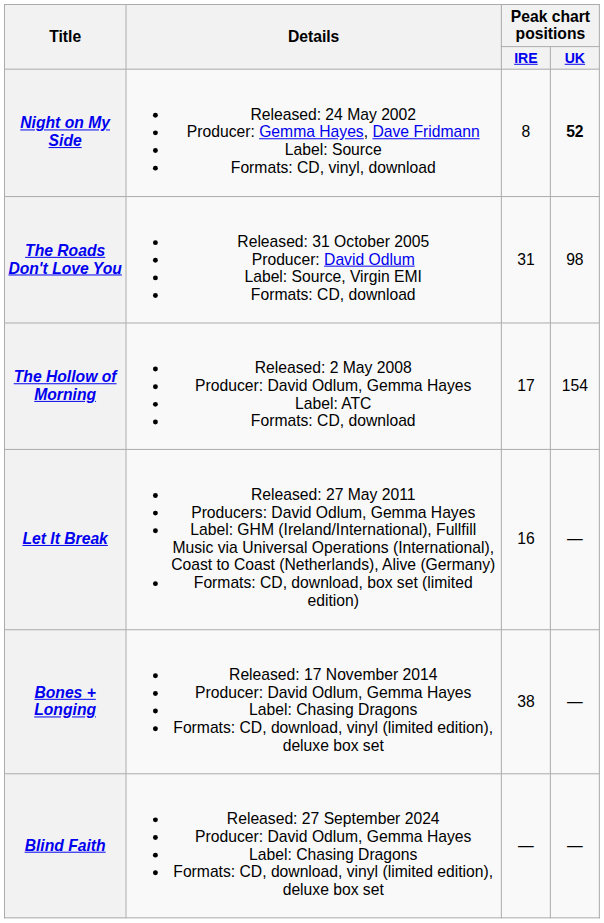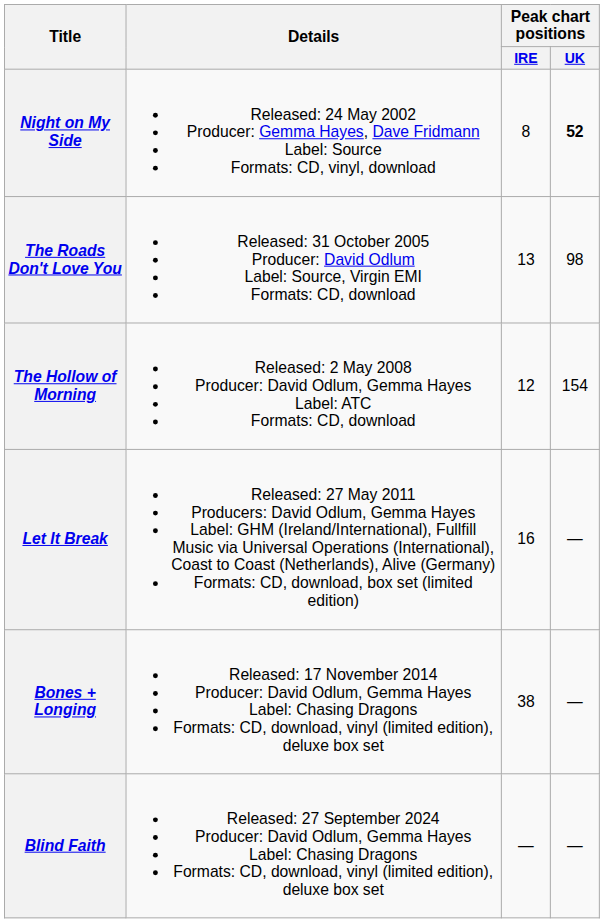(526, 259) 31 -> (526, 259) 13
(526, 386) 17 -> (526, 386) 12
